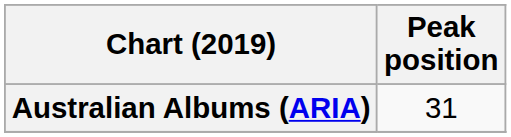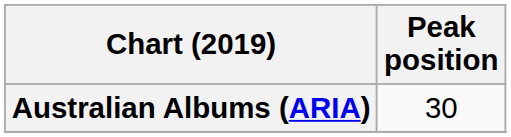(441, 107) 31 -> (441, 107) 30
